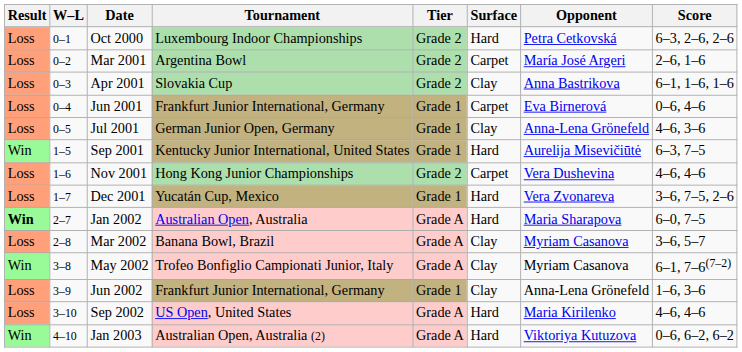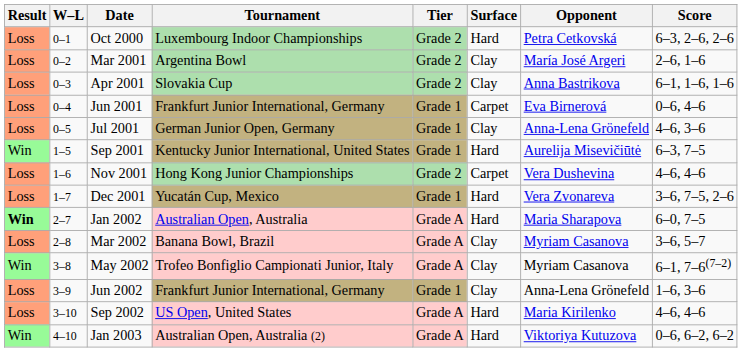(489, 60) Carpet -> (484, 60) Clay
